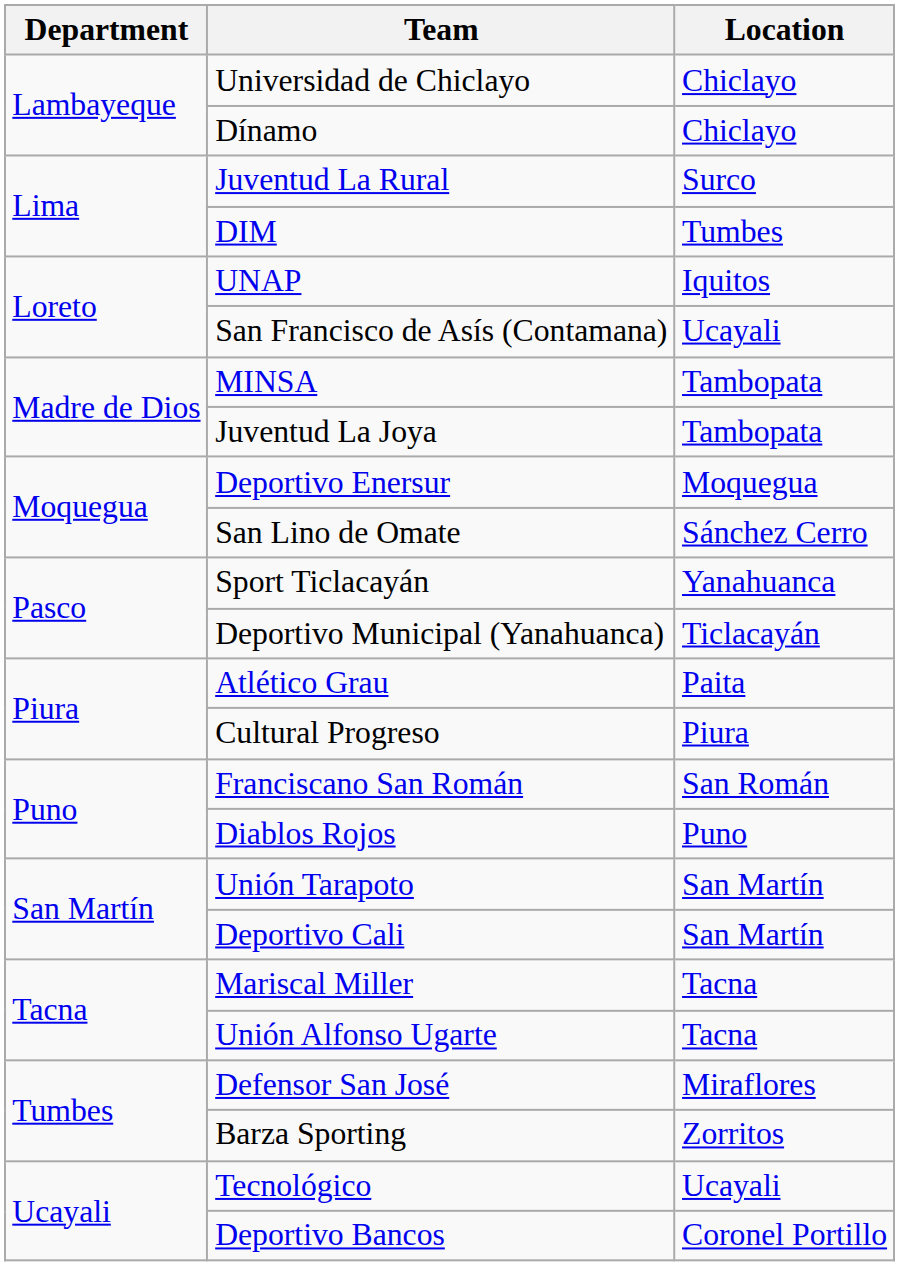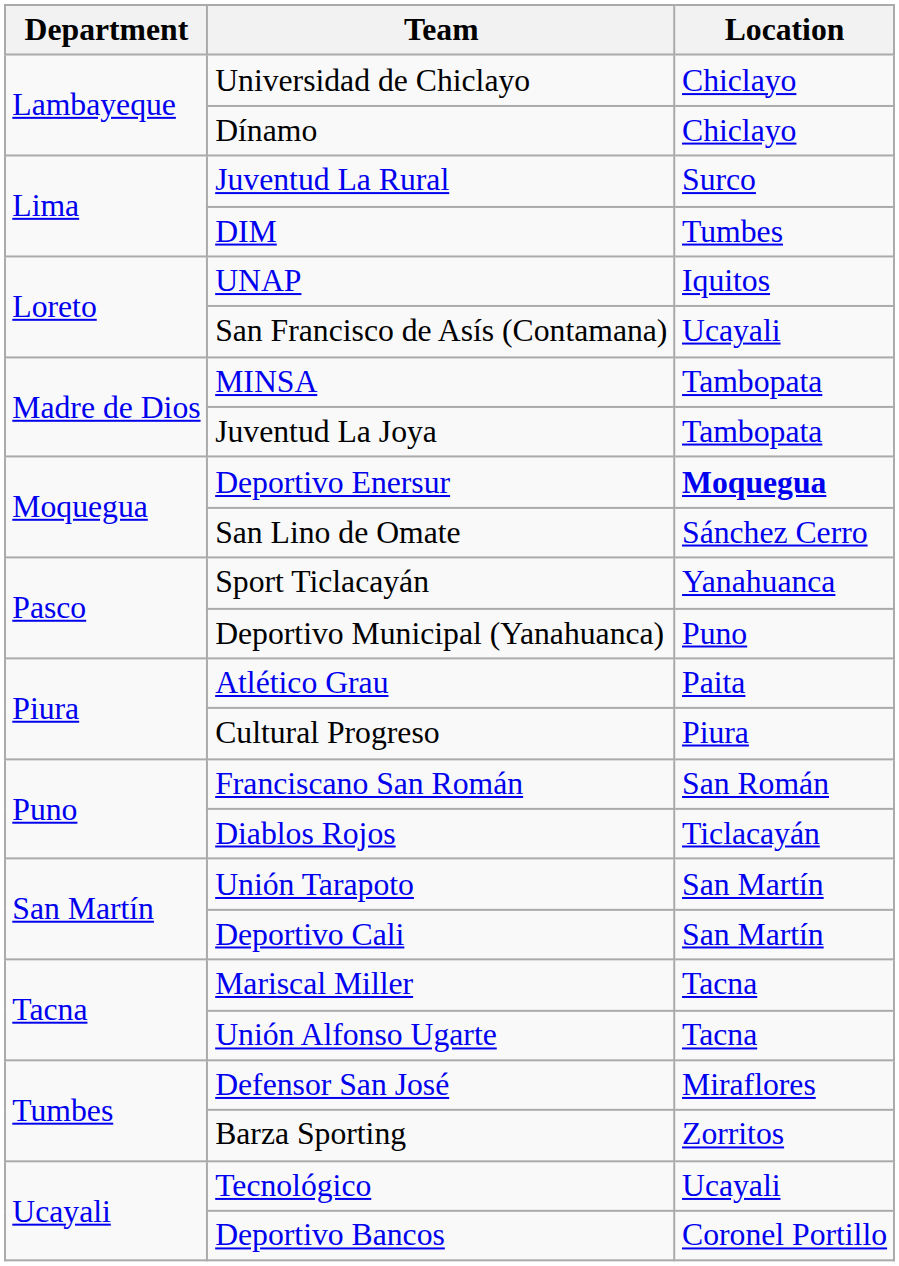(750, 481) normal -> (754, 481) bold
(751, 632) Ticlacayán -> (715, 632) Puno
(715, 833) Puno -> (751, 833) Ticlacayán
